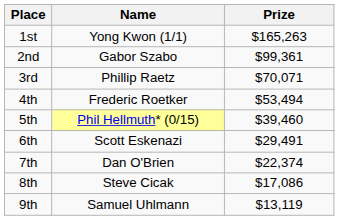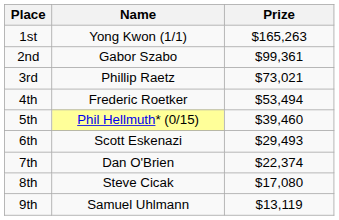(279, 78) $70,071 -> (279, 78) $73,021
(279, 141) $29,491 -> (279, 141) $29,493
(279, 183) $17,086 -> (279, 183) $17,080
